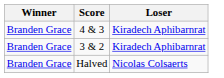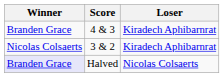(39, 47) Branden Grace -> (44, 47) Nicolas Colsaerts
(39, 64) no background -> (39, 64) lavender background
